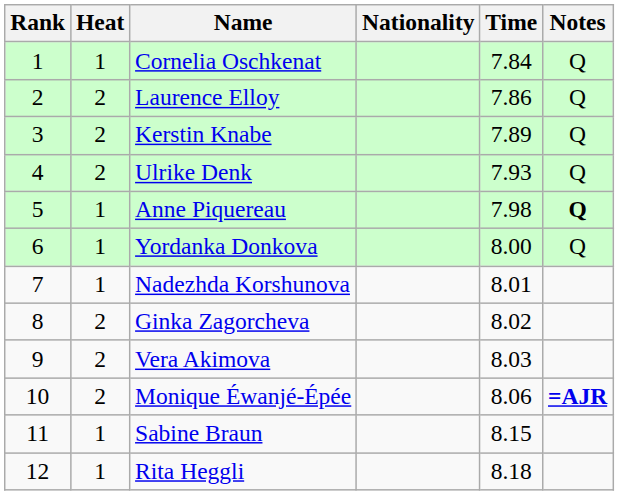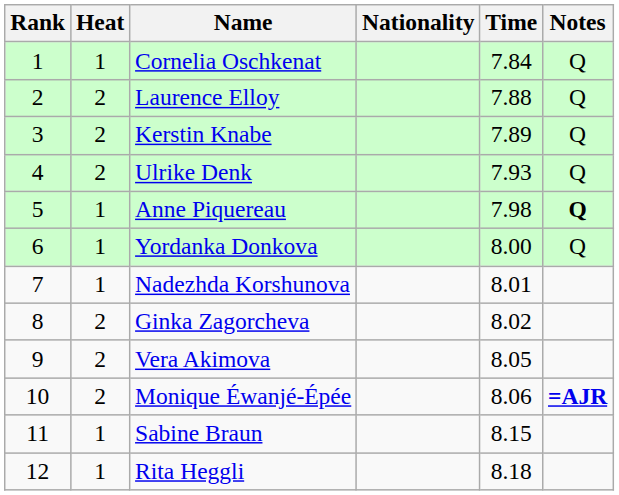(511, 97) 7.86 -> (511, 97) 7.88
(511, 358) 8.03 -> (511, 358) 8.05
